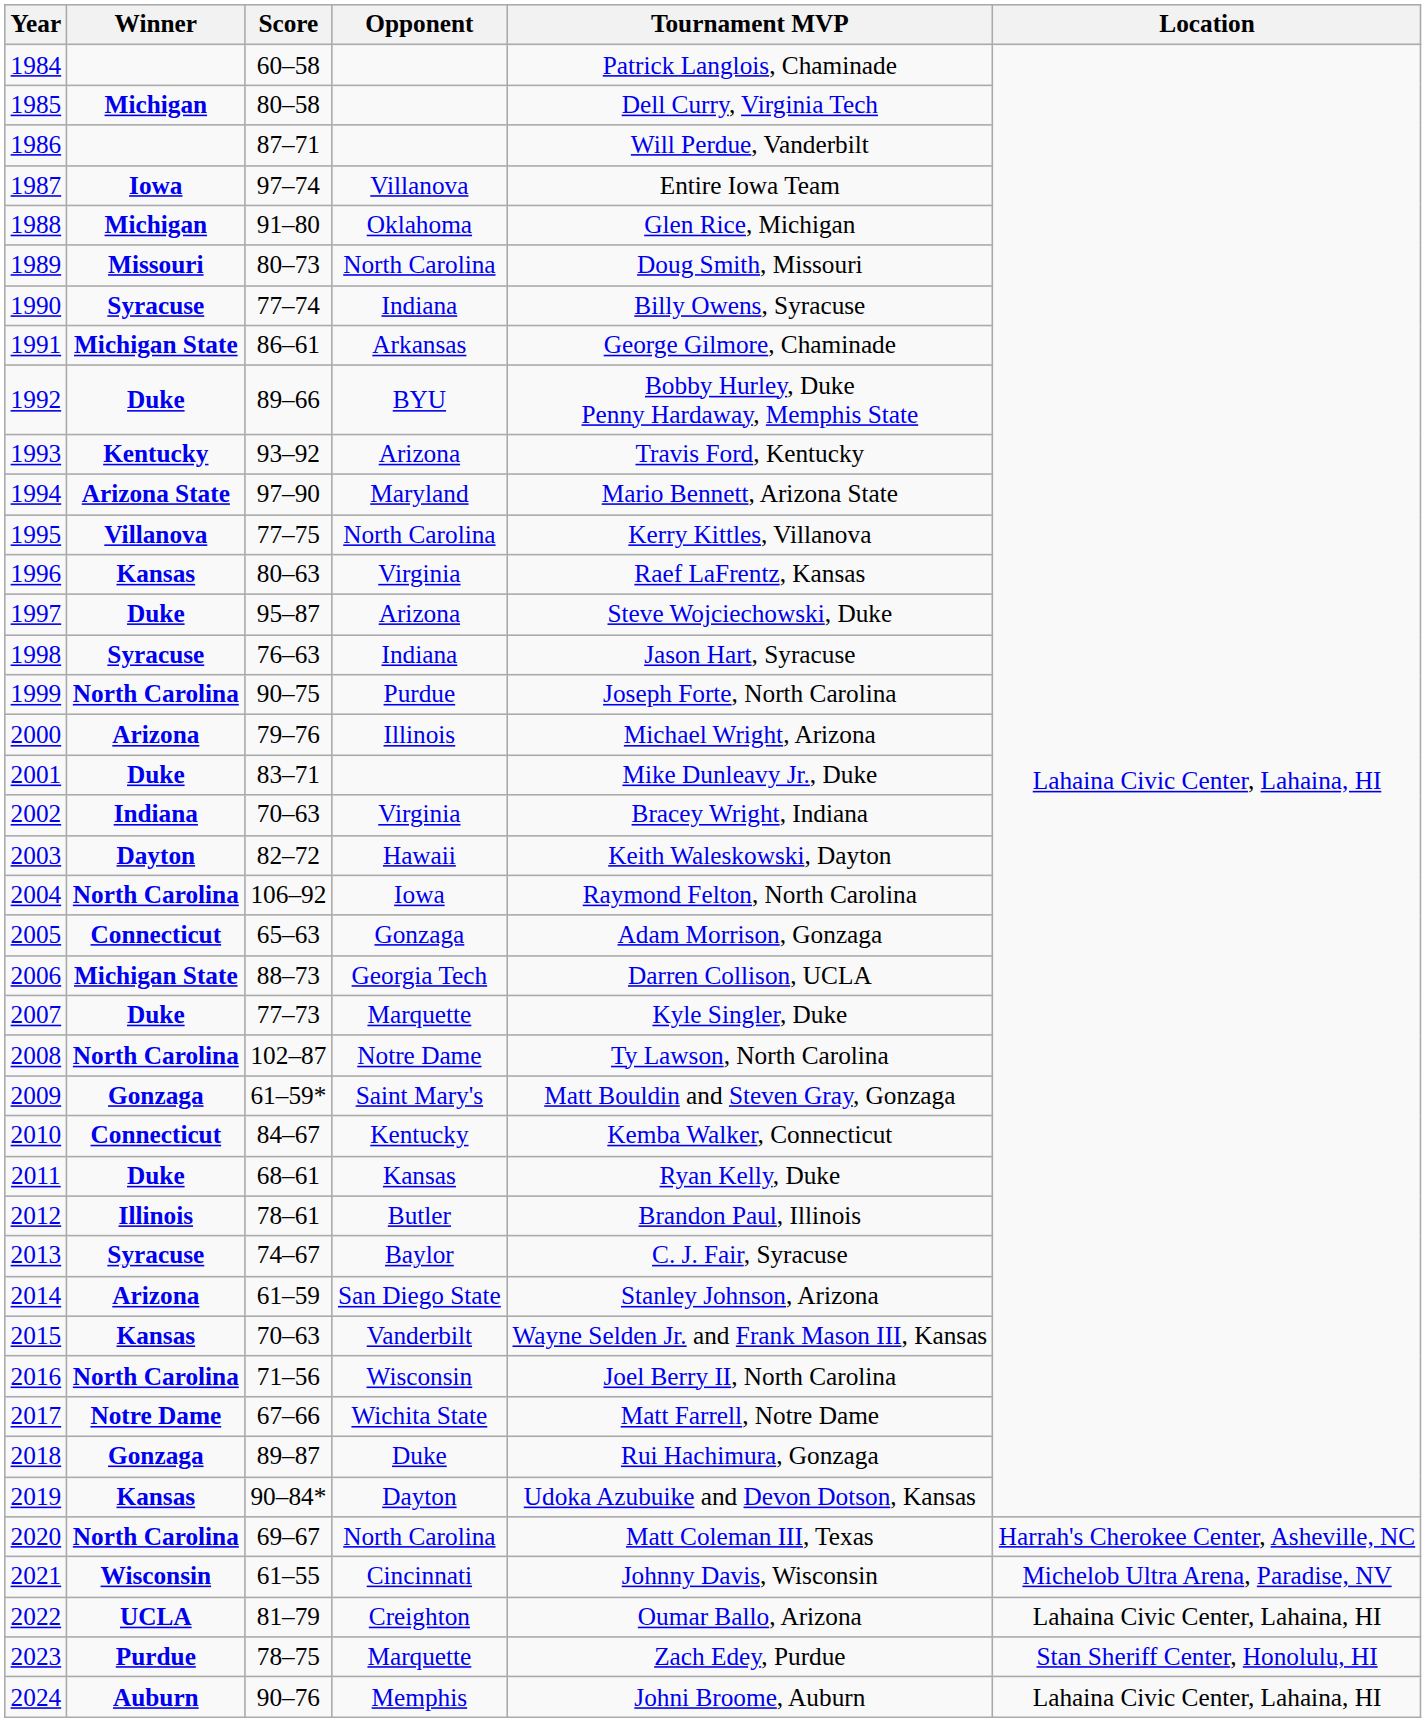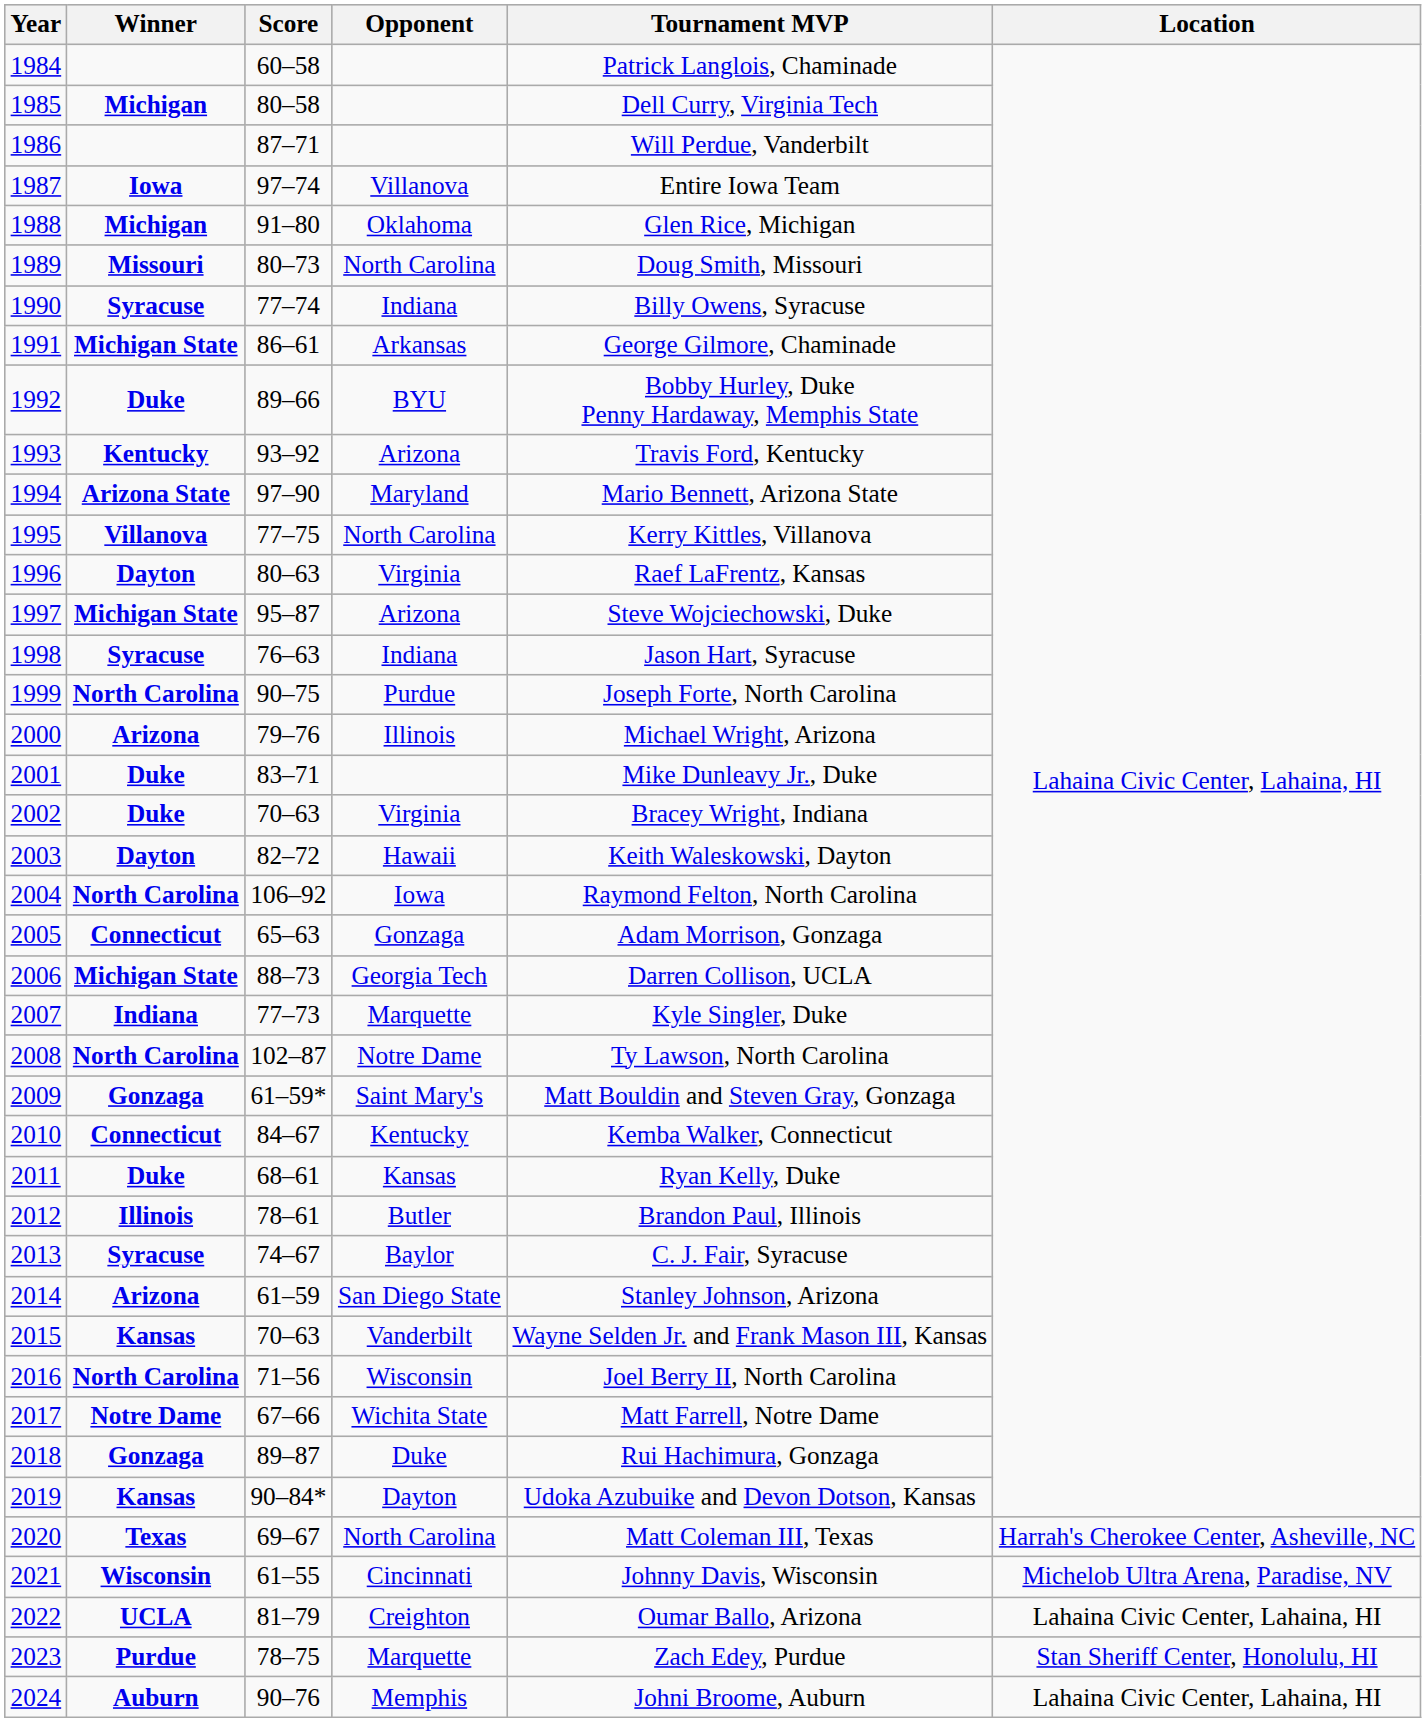(156, 574) Kansas -> (156, 574) Dayton
(156, 614) Duke -> (156, 614) Michigan State
(156, 814) Indiana -> (156, 814) Duke
(156, 1015) Duke -> (156, 1015) Indiana
(156, 1536) North Carolina -> (156, 1536) Texas
